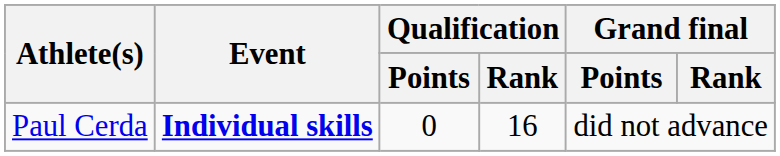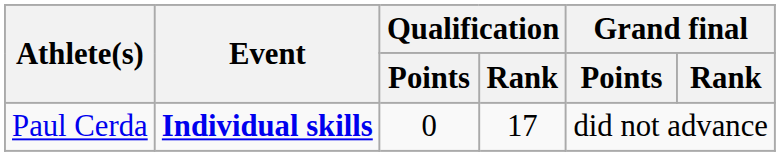(522, 126) 16 -> (522, 126) 17
